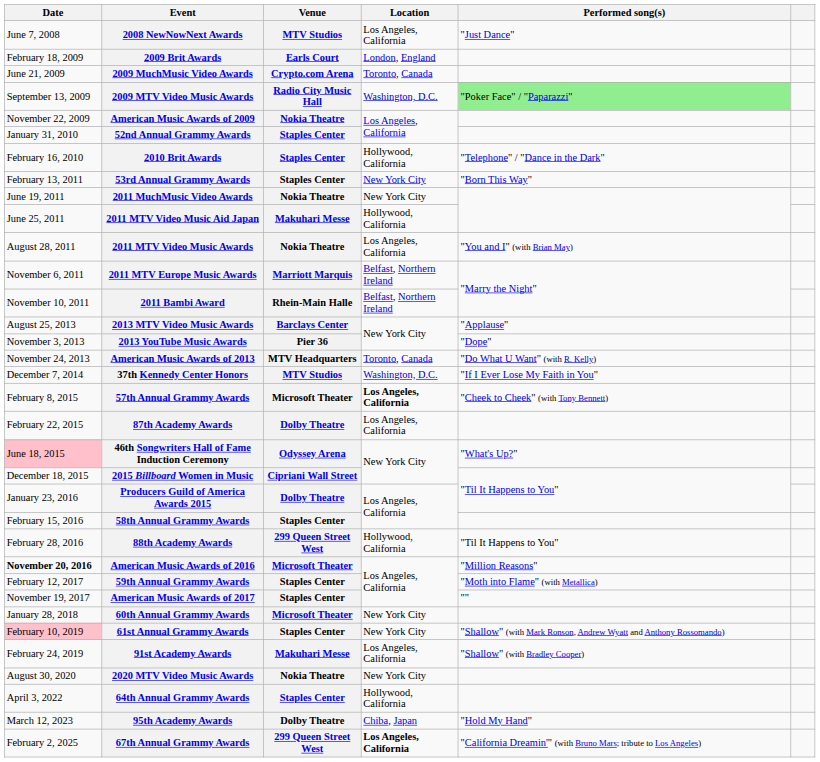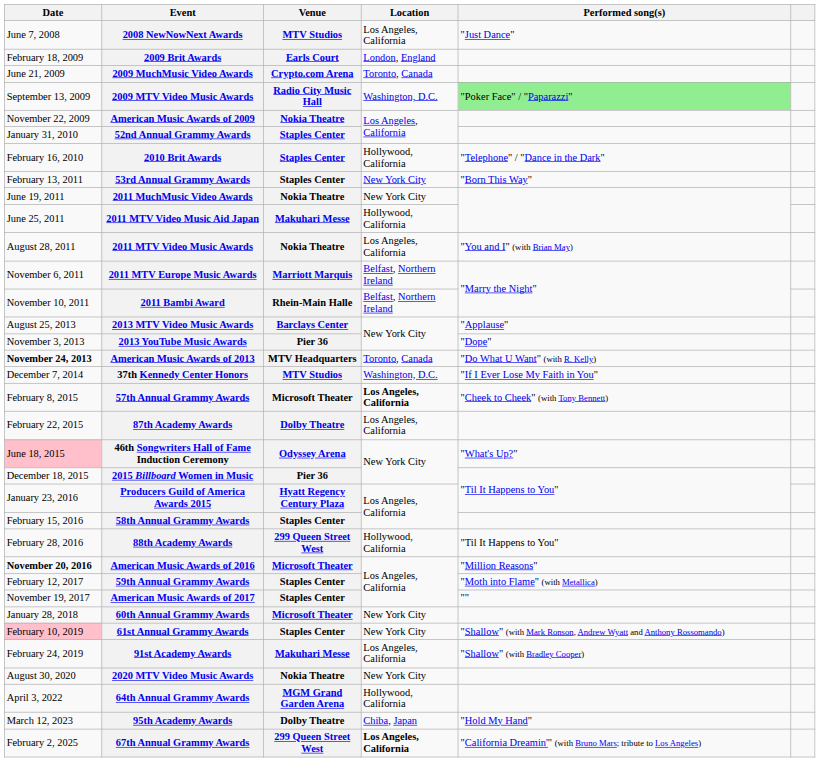(48, 358) normal -> (49, 358) bold
(312, 476) Cipriani Wall Street -> (312, 476) Pier 36
(312, 498) Dolby Theatre -> (312, 498) Hyatt Regency Century Plaza
(312, 698) Staples Center -> (312, 698) MGM Grand Garden Arena
